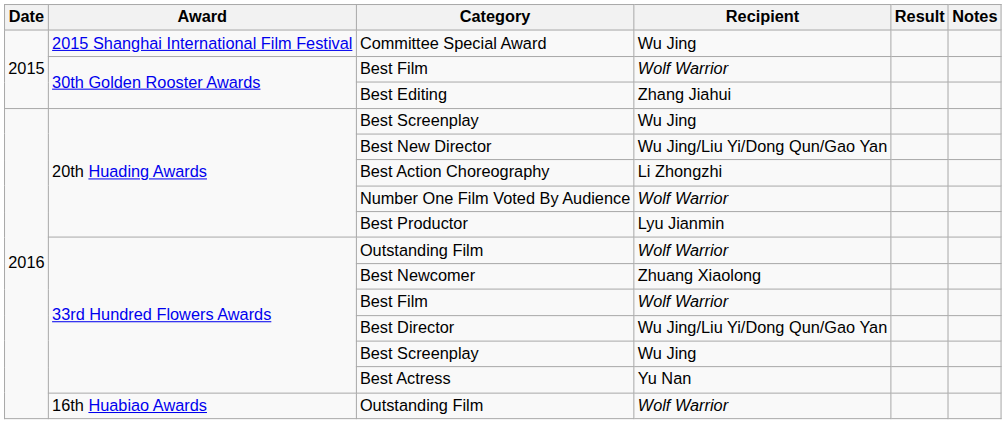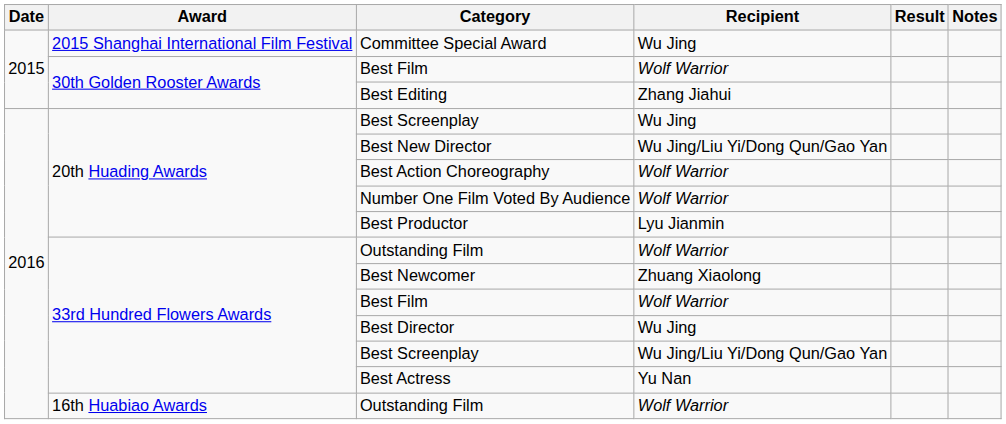(680, 172) Li Zhongzhi -> (683, 172) Wolf Warrior
(763, 328) Wu Jing/Liu Yi/Dong Qun/Gao Yan -> (667, 328) Wu Jing
(667, 353) Wu Jing -> (763, 353) Wu Jing/Liu Yi/Dong Qun/Gao Yan
